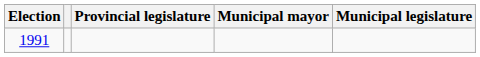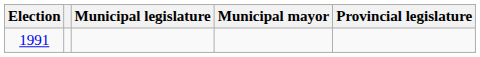columns swapped: (142, 16) <-> (404, 16)
